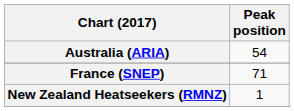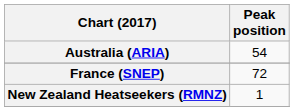(259, 73) 71 -> (259, 73) 72
